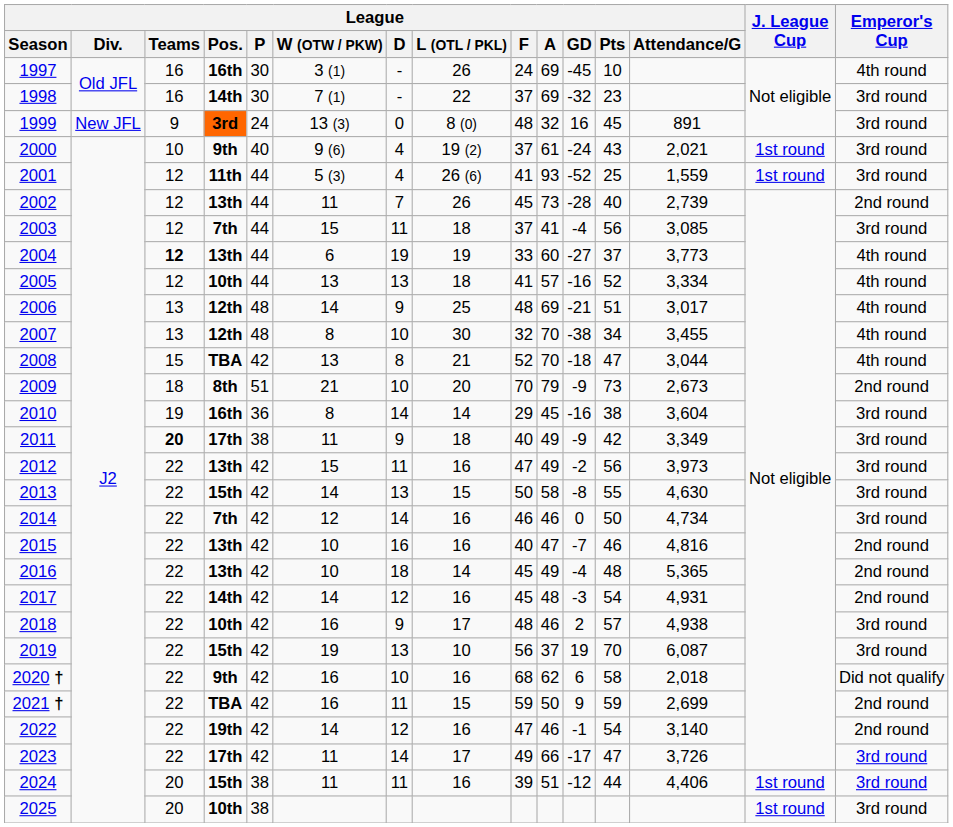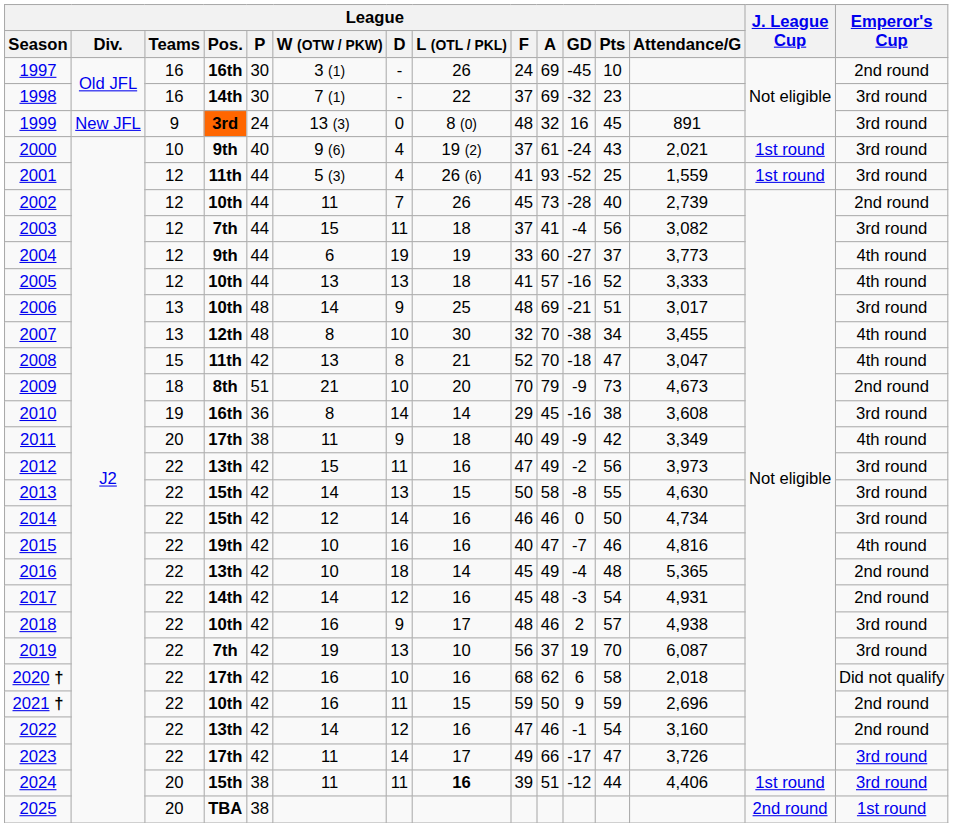(892, 70) 4th round -> (892, 70) 2nd round
(225, 202) 13th -> (225, 202) 10th
(687, 228) 3,085 -> (687, 228) 3,082
(174, 255) bold -> (174, 255) normal
(225, 255) 13th -> (225, 255) 9th
(687, 281) 3,334 -> (687, 281) 3,333
(225, 307) 12th -> (225, 307) 10th
(892, 307) 4th round -> (892, 307) 3rd round
(225, 360) TBA -> (225, 360) 11th
(687, 360) 3,044 -> (687, 360) 3,047
(687, 387) 2,673 -> (687, 387) 4,673
(687, 413) 3,604 -> (687, 413) 3,608
(174, 439) bold -> (174, 439) normal
(892, 439) 3rd round -> (892, 439) 4th round
(225, 519) 7th -> (225, 519) 15th
(225, 545) 13th -> (225, 545) 19th
(892, 545) 2nd round -> (892, 545) 4th round
(225, 651) 15th -> (225, 651) 7th
(225, 677) 9th -> (225, 677) 17th
(225, 703) TBA -> (225, 703) 10th
(687, 703) 2,699 -> (687, 703) 2,696
(225, 730) 19th -> (225, 730) 13th
(687, 730) 3,140 -> (687, 730) 3,160
(462, 783) normal -> (462, 783) bold
(225, 809) 10th -> (225, 809) TBA
(790, 809) 1st round -> (790, 809) 2nd round
(892, 809) 3rd round -> (892, 809) 1st round
